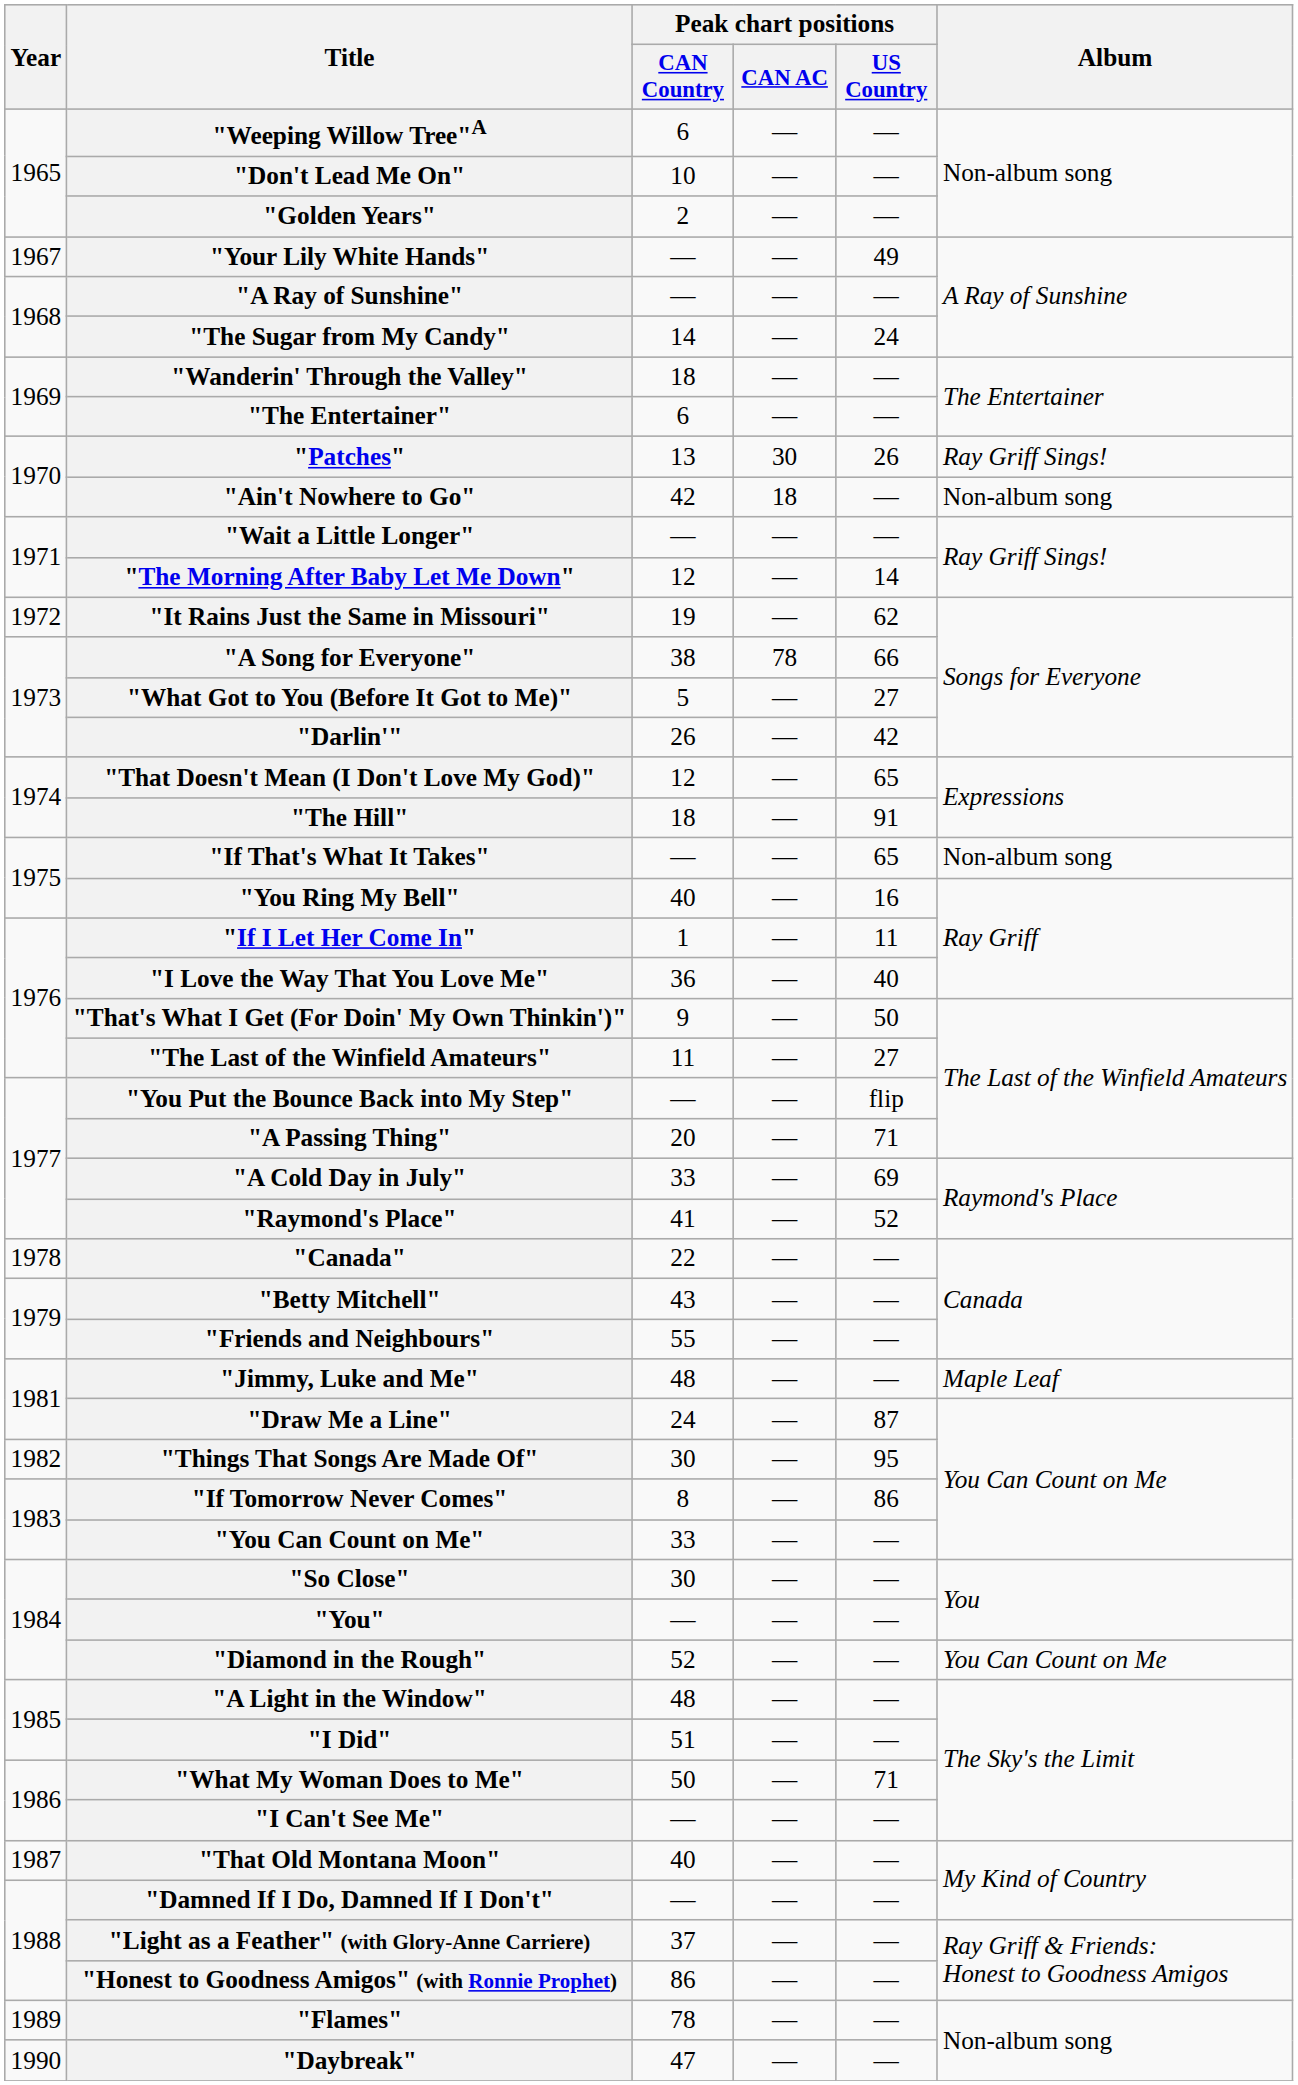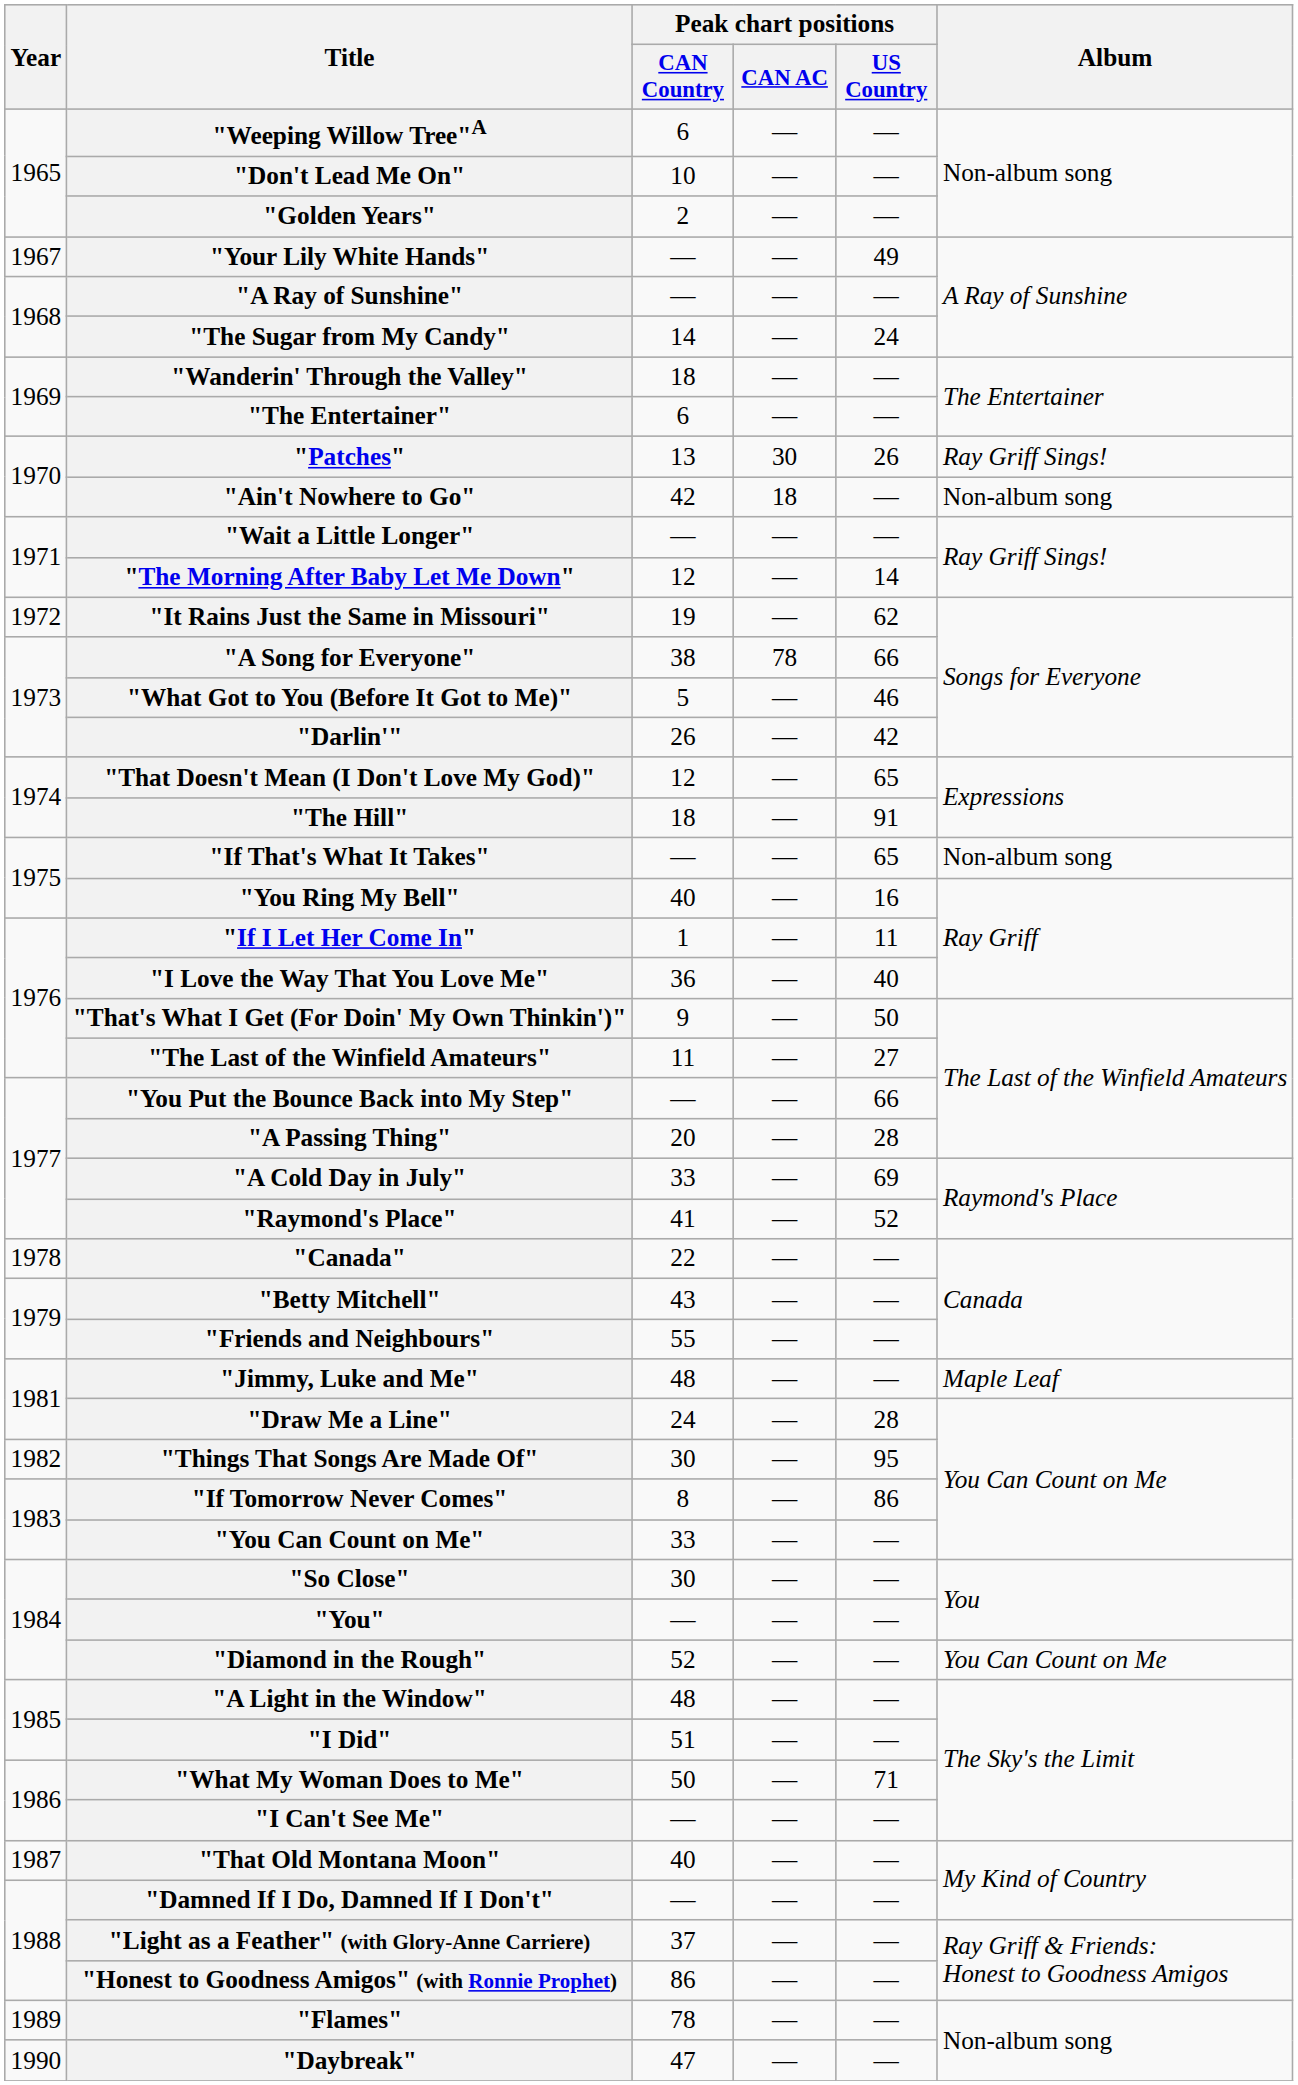(886, 697) 27 -> (886, 697) 46
(886, 1098) flip -> (886, 1098) 66
(886, 1138) 71 -> (886, 1138) 28
(886, 1418) 87 -> (886, 1418) 28
